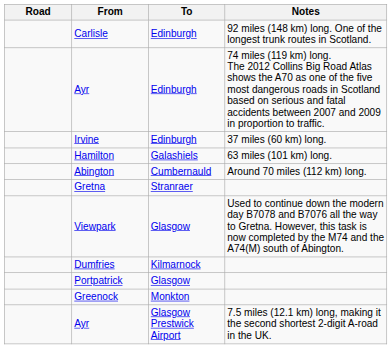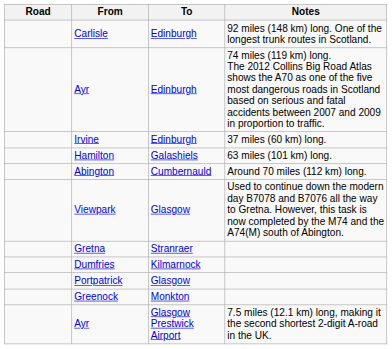rows swapped: (95, 226) <-> (90, 187)
